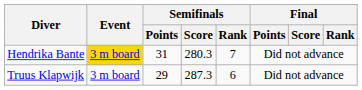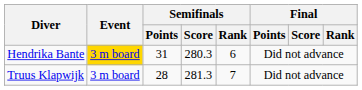(233, 55) 7 -> (233, 55) 6
(162, 75) 29 -> (162, 75) 28
(198, 75) 287.3 -> (198, 75) 281.3
(233, 75) 6 -> (233, 75) 7
